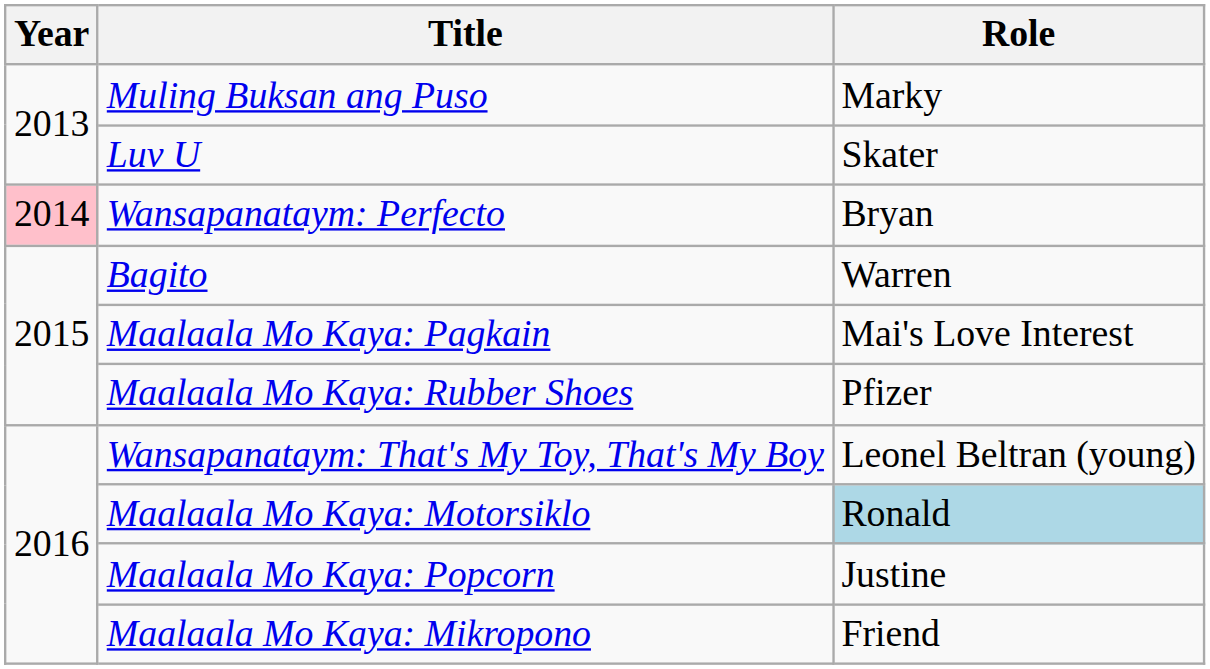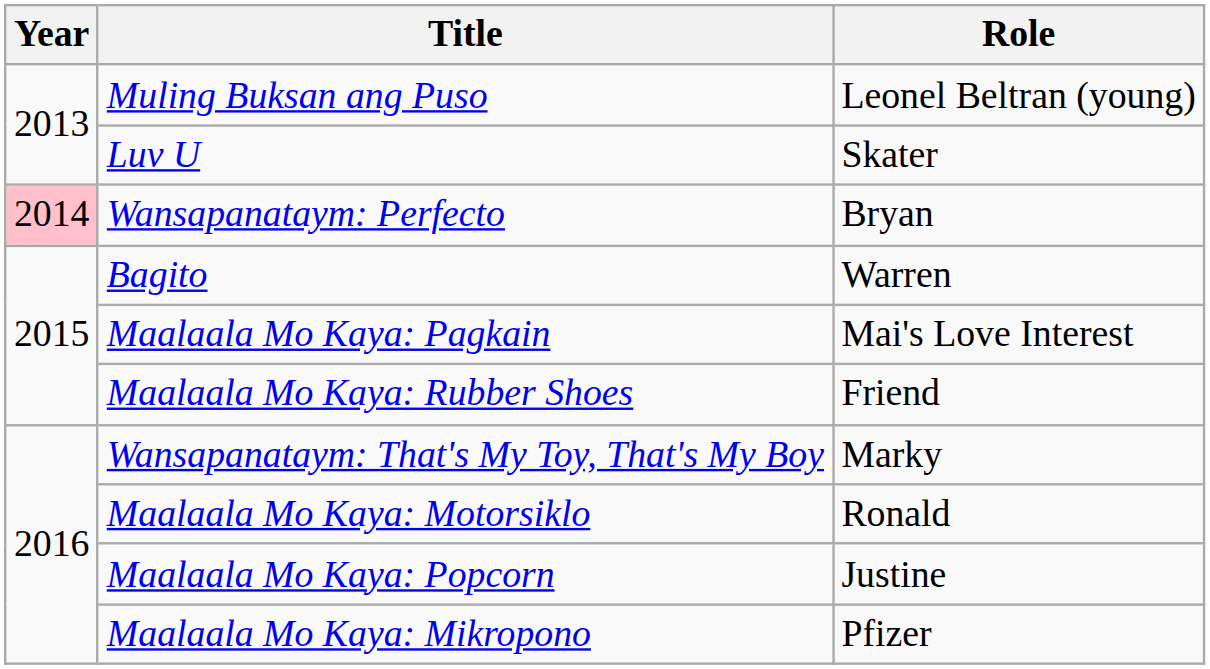(892, 94) Marky -> (1019, 94) Leonel Beltran (young)
(886, 393) Pfizer -> (891, 393) Friend
(1019, 453) Leonel Beltran (young) -> (892, 453) Marky
(896, 513) lightblue background -> (896, 513) no background
(891, 633) Friend -> (886, 633) Pfizer
